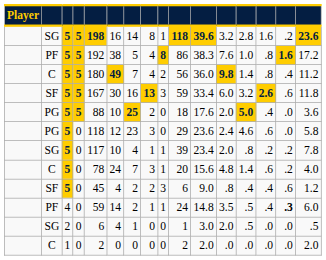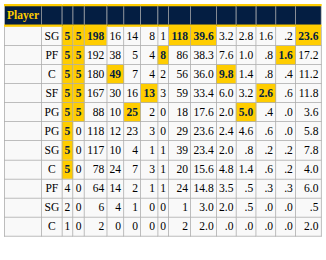- row: (52, 188)
(98, 207) 59 -> (98, 188) 64
(269, 207) .4 -> (269, 188) .3
(289, 207) bold -> (289, 188) normal
